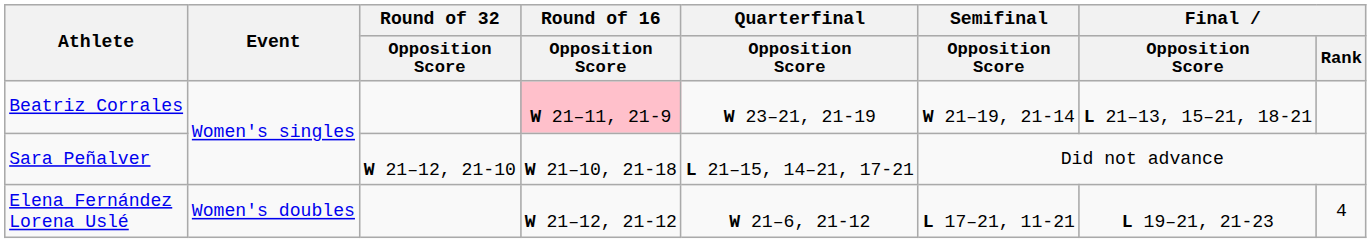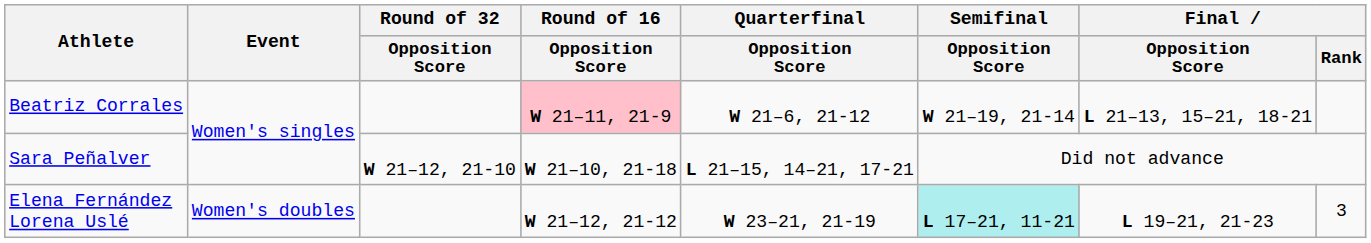(800, 117) W 23–21, 21-19 -> (800, 117) W 21–6, 21-12
(800, 222) W 21–6, 21-12 -> (800, 222) W 23–21, 21-19
(999, 222) no background -> (999, 222) paleturquoise background
(1341, 211) 4 -> (1341, 211) 3
